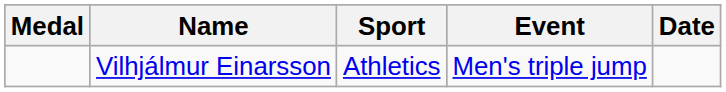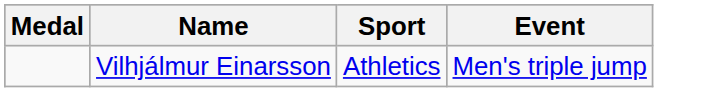- column: (687, 25)
